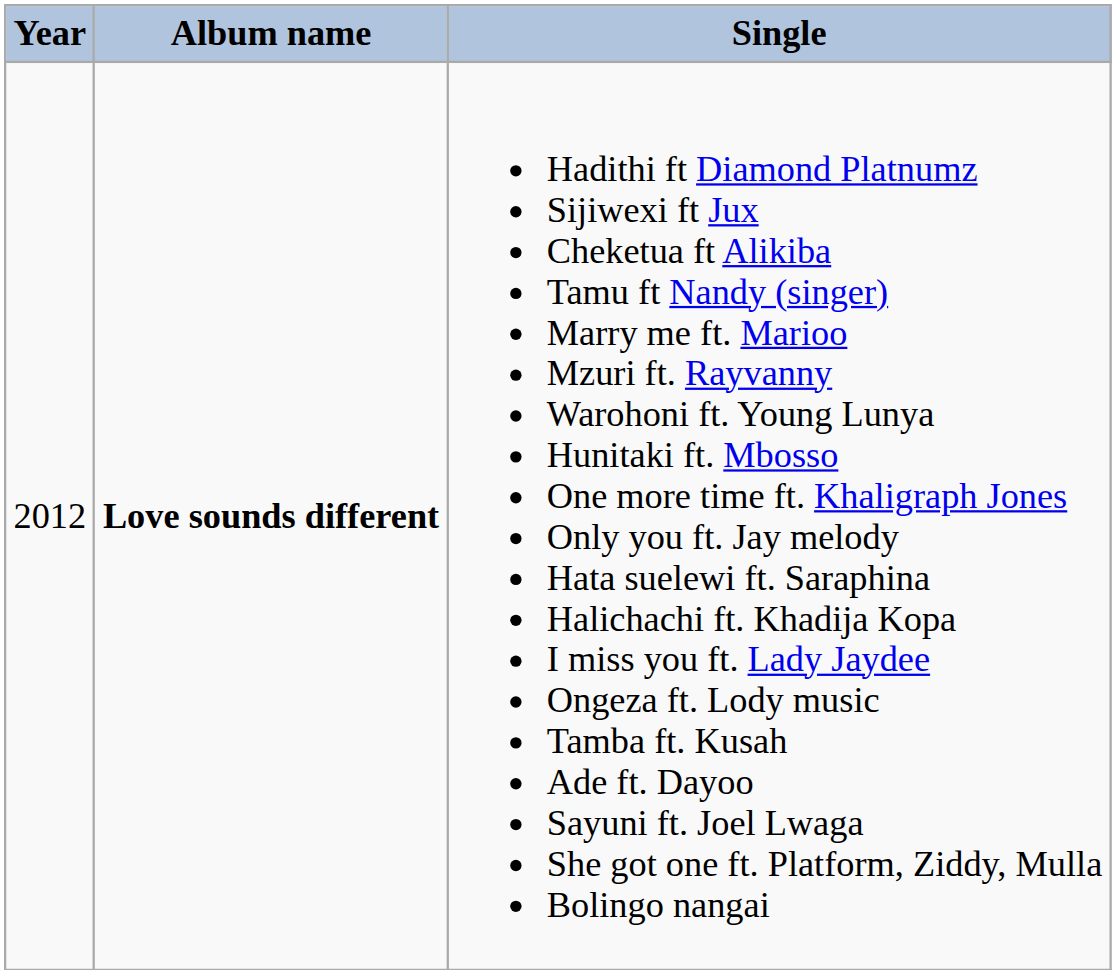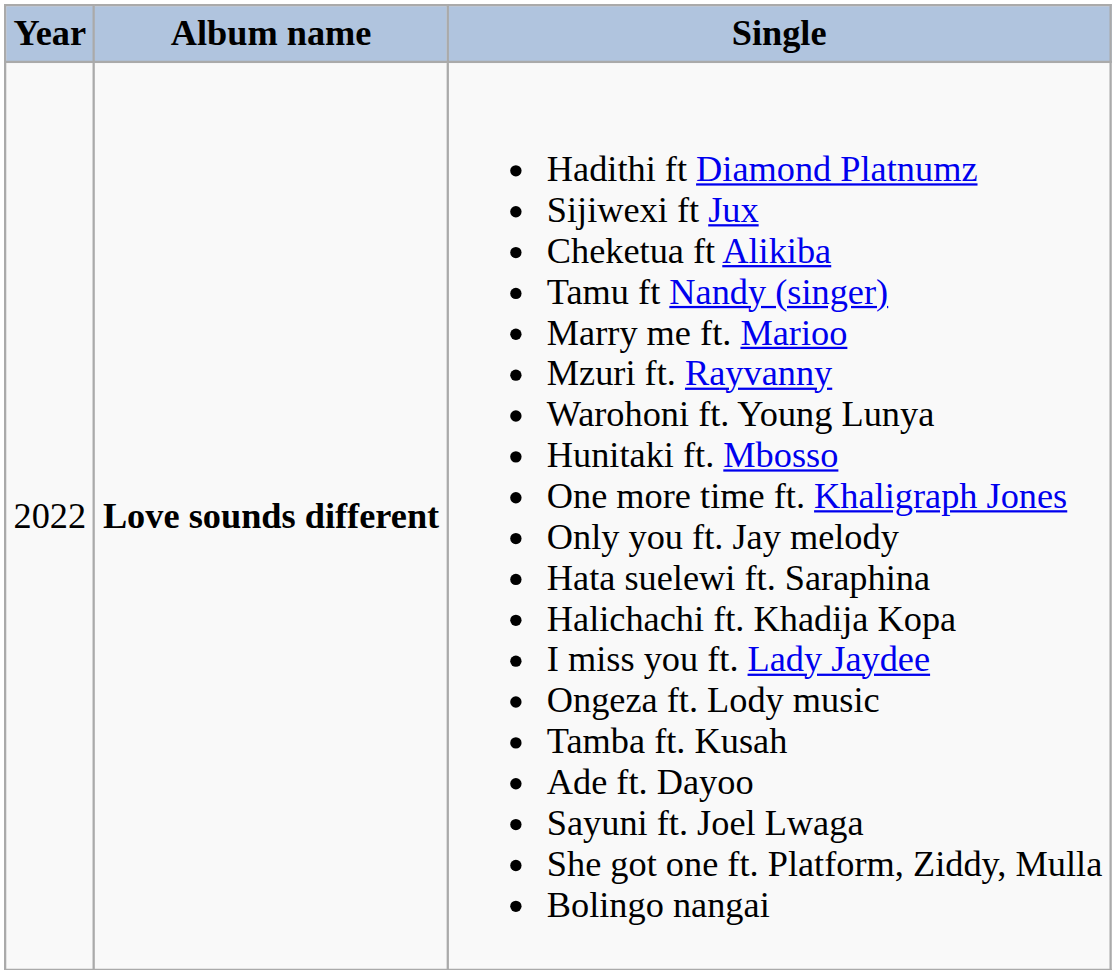(50, 515) 2012 -> (50, 515) 2022
